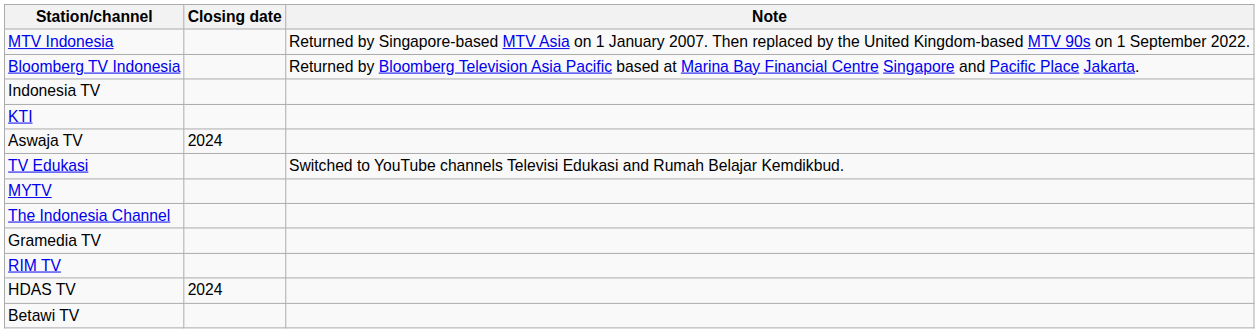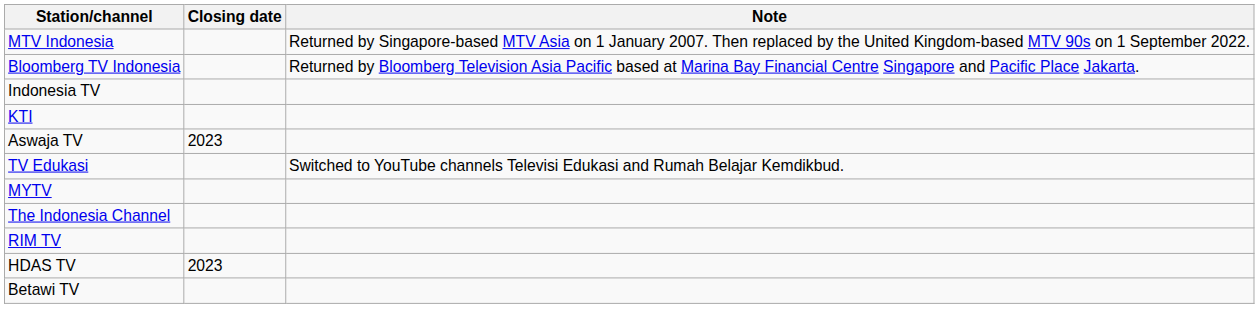(205, 141) 2024 -> (205, 141) 2023
- row: (55, 240)
(205, 290) 2024 -> (205, 265) 2023
